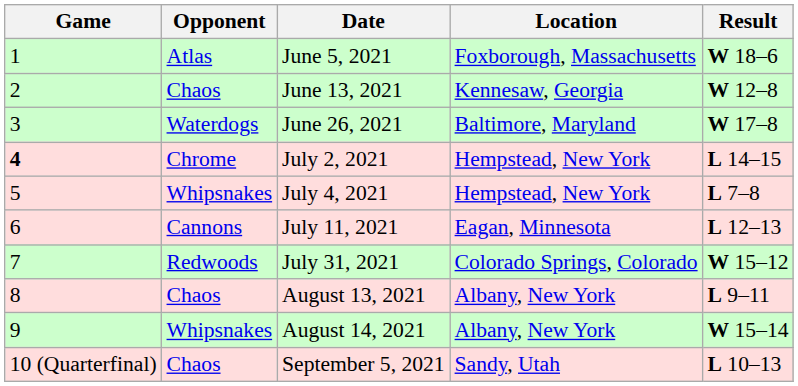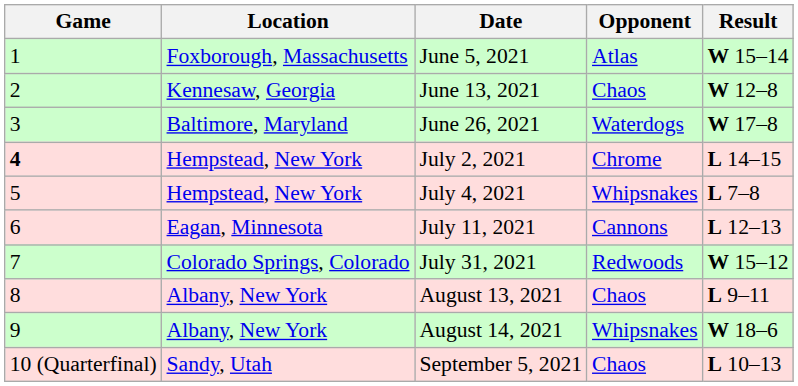columns swapped: (576, 21) <-> (219, 21)
(743, 55) W 18–6 -> (748, 55) W 15–14
(748, 329) W 15–14 -> (743, 329) W 18–6
